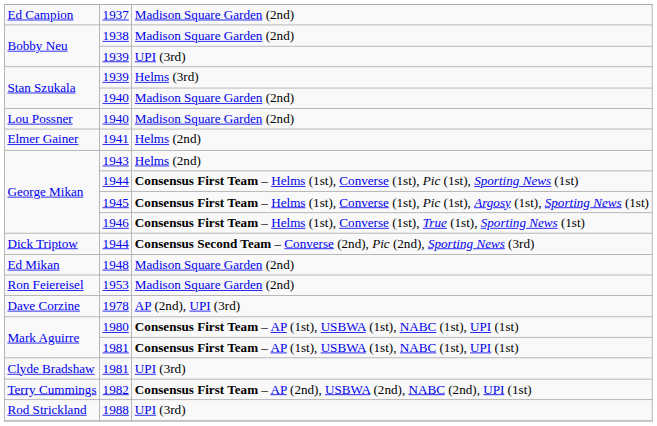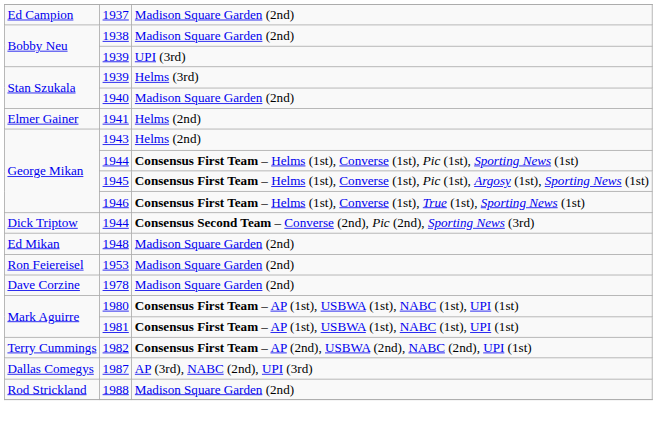- row: (40, 118)
(187, 306) AP (2nd), UPI (3rd) -> (214, 285) Madison Square Garden (2nd)
- row: (51, 368)
+ row: (51, 368)
(160, 410) UPI (3rd) -> (214, 389) Madison Square Garden (2nd)
